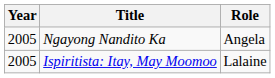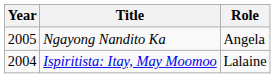(22, 61) 2005 -> (22, 61) 2004
